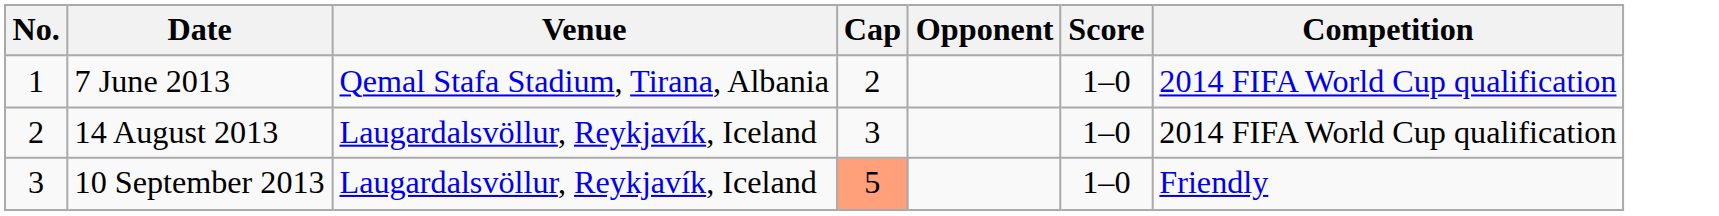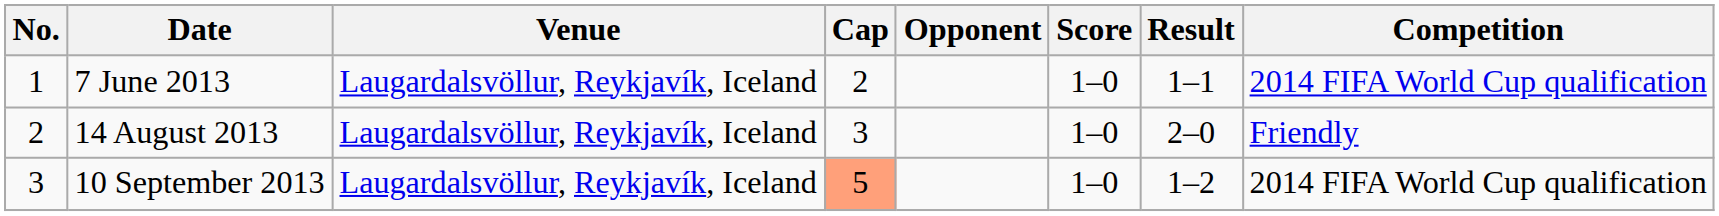+ column: (1191, 30)
(584, 81) Qemal Stafa Stadium, Tirana, Albania -> (578, 81) Laugardalsvöllur, Reykjavík, Iceland
(1388, 132) 2014 FIFA World Cup qualification -> (1304, 132) Friendly
(1214, 183) Friendly -> (1478, 183) 2014 FIFA World Cup qualification
